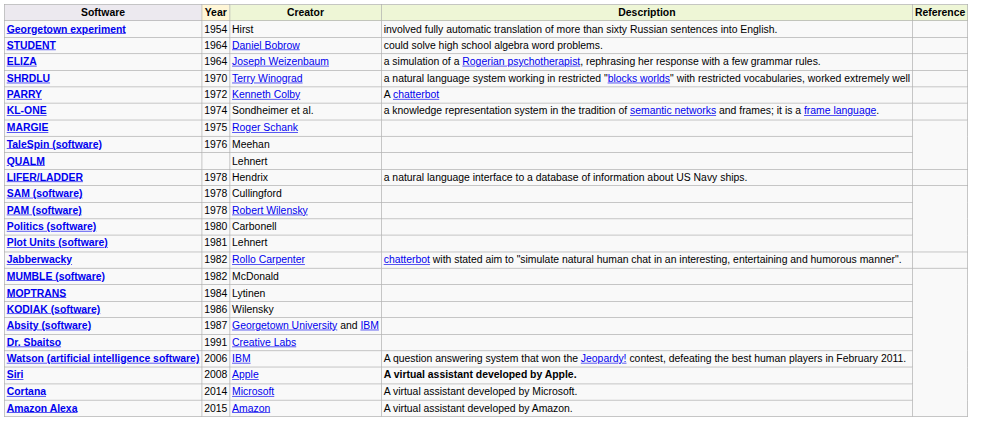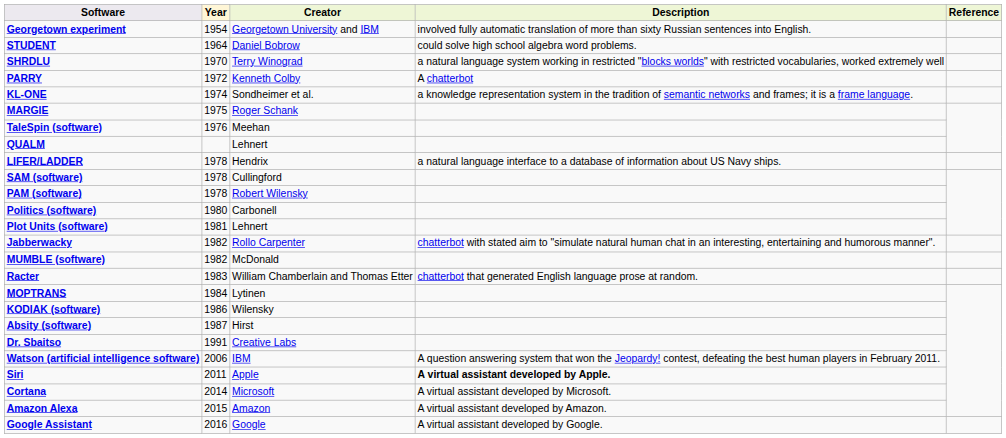(243, 29) Hirst -> (305, 29) Georgetown University and IBM
- row: (22, 62)
+ row: (23, 276)
(305, 326) Georgetown University and IBM -> (243, 326) Hirst
(216, 375) 2008 -> (215, 375) 2011
+ row: (49, 425)
